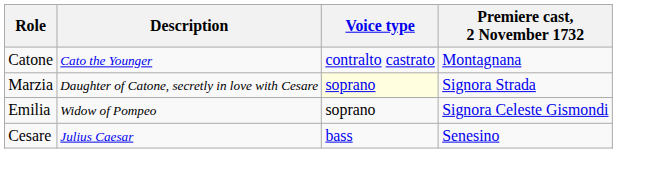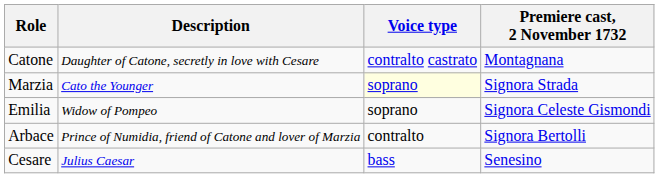(106, 60) Cato the Younger -> (190, 60) Daughter of Catone, secretly in love with Cesare
(189, 86) Daughter of Catone, secretly in love with Cesare -> (107, 85) Cato the Younger
+ row: (31, 135)
